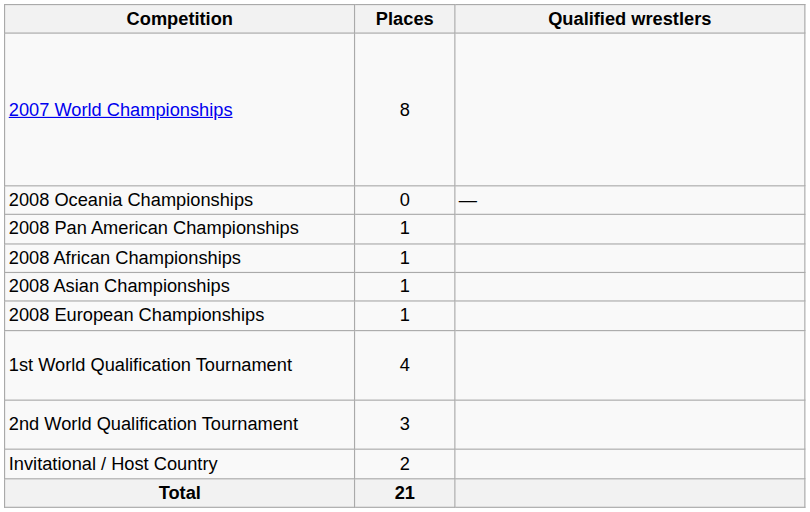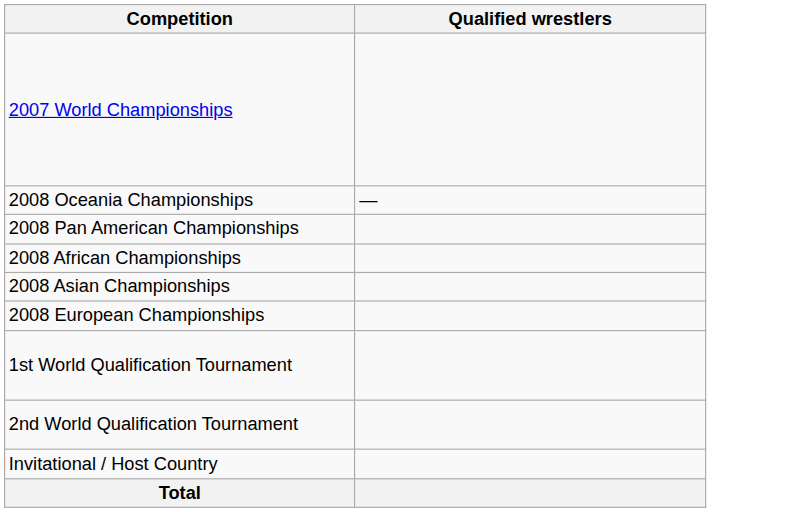- column: (405, 18)
